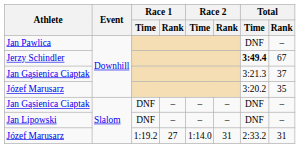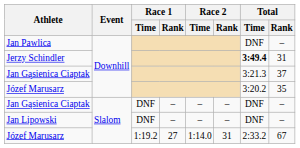(282, 58) 67 -> (282, 58) 31
(282, 136) 31 -> (282, 136) 67
